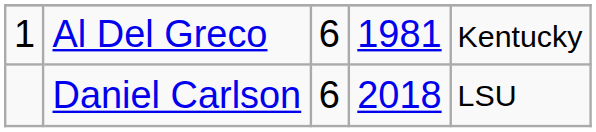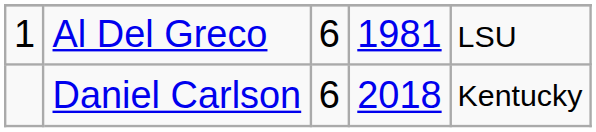(520, 35) Kentucky -> (487, 35) LSU
(487, 95) LSU -> (520, 95) Kentucky
